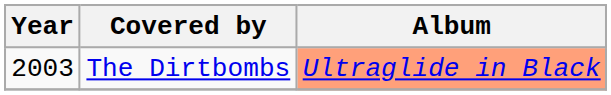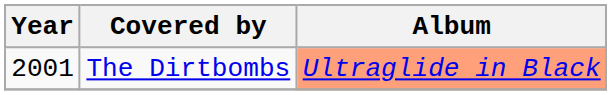(43, 69) 2003 -> (43, 69) 2001
